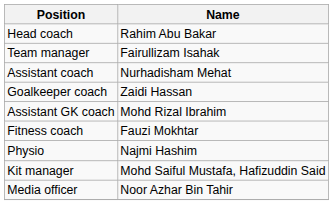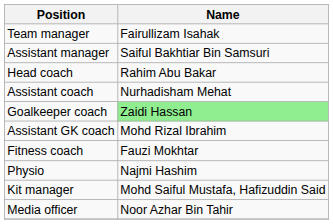rows swapped: (48, 53) <-> (40, 34)
+ row: (58, 53)
(156, 92) no background -> (156, 112) lightgreen background
